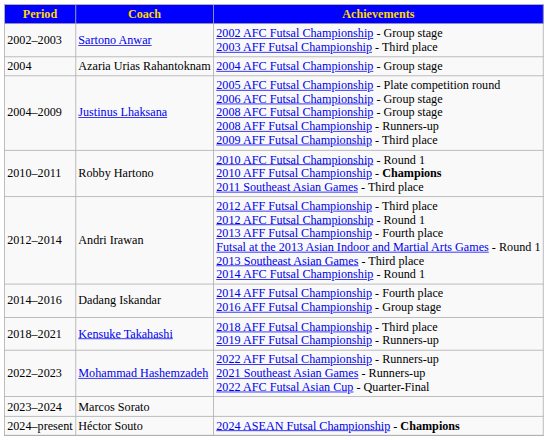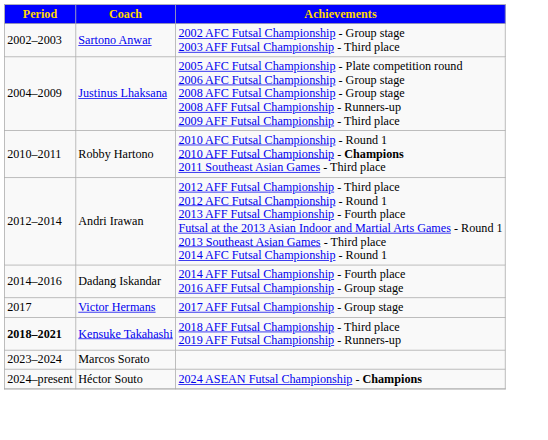- row: (144, 66)
+ row: (117, 307)
(35, 333) normal -> (35, 333) bold
- row: (143, 373)
